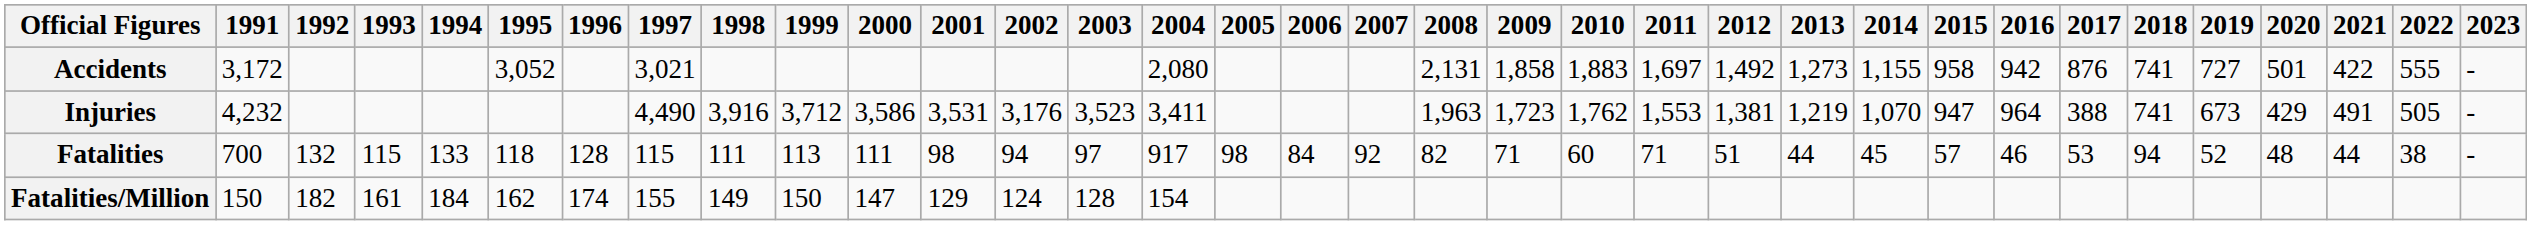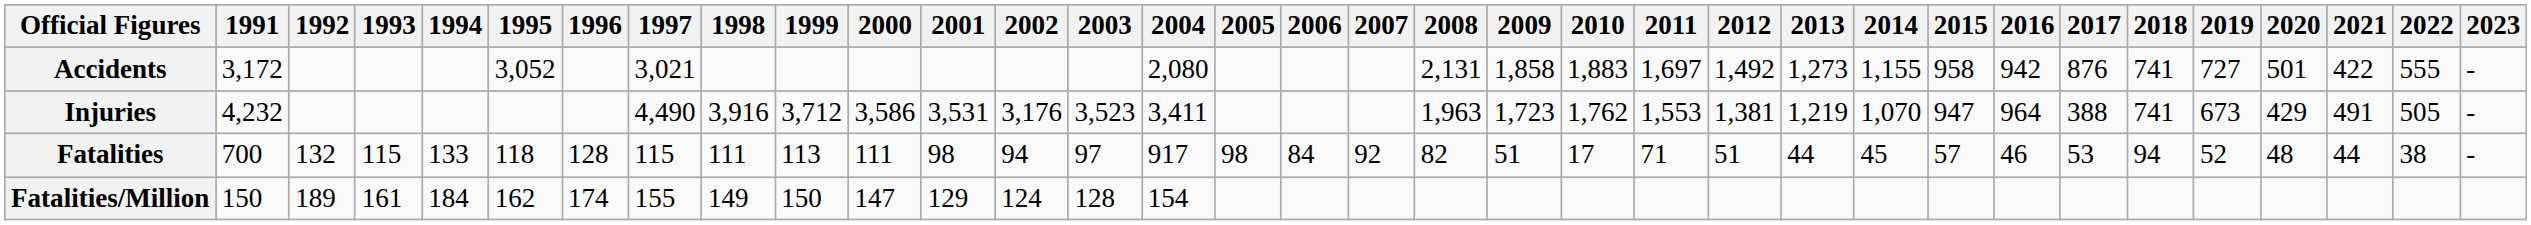(1507, 154) 71 -> (1507, 154) 51
(1581, 154) 60 -> (1581, 154) 17
(315, 197) 182 -> (315, 197) 189
